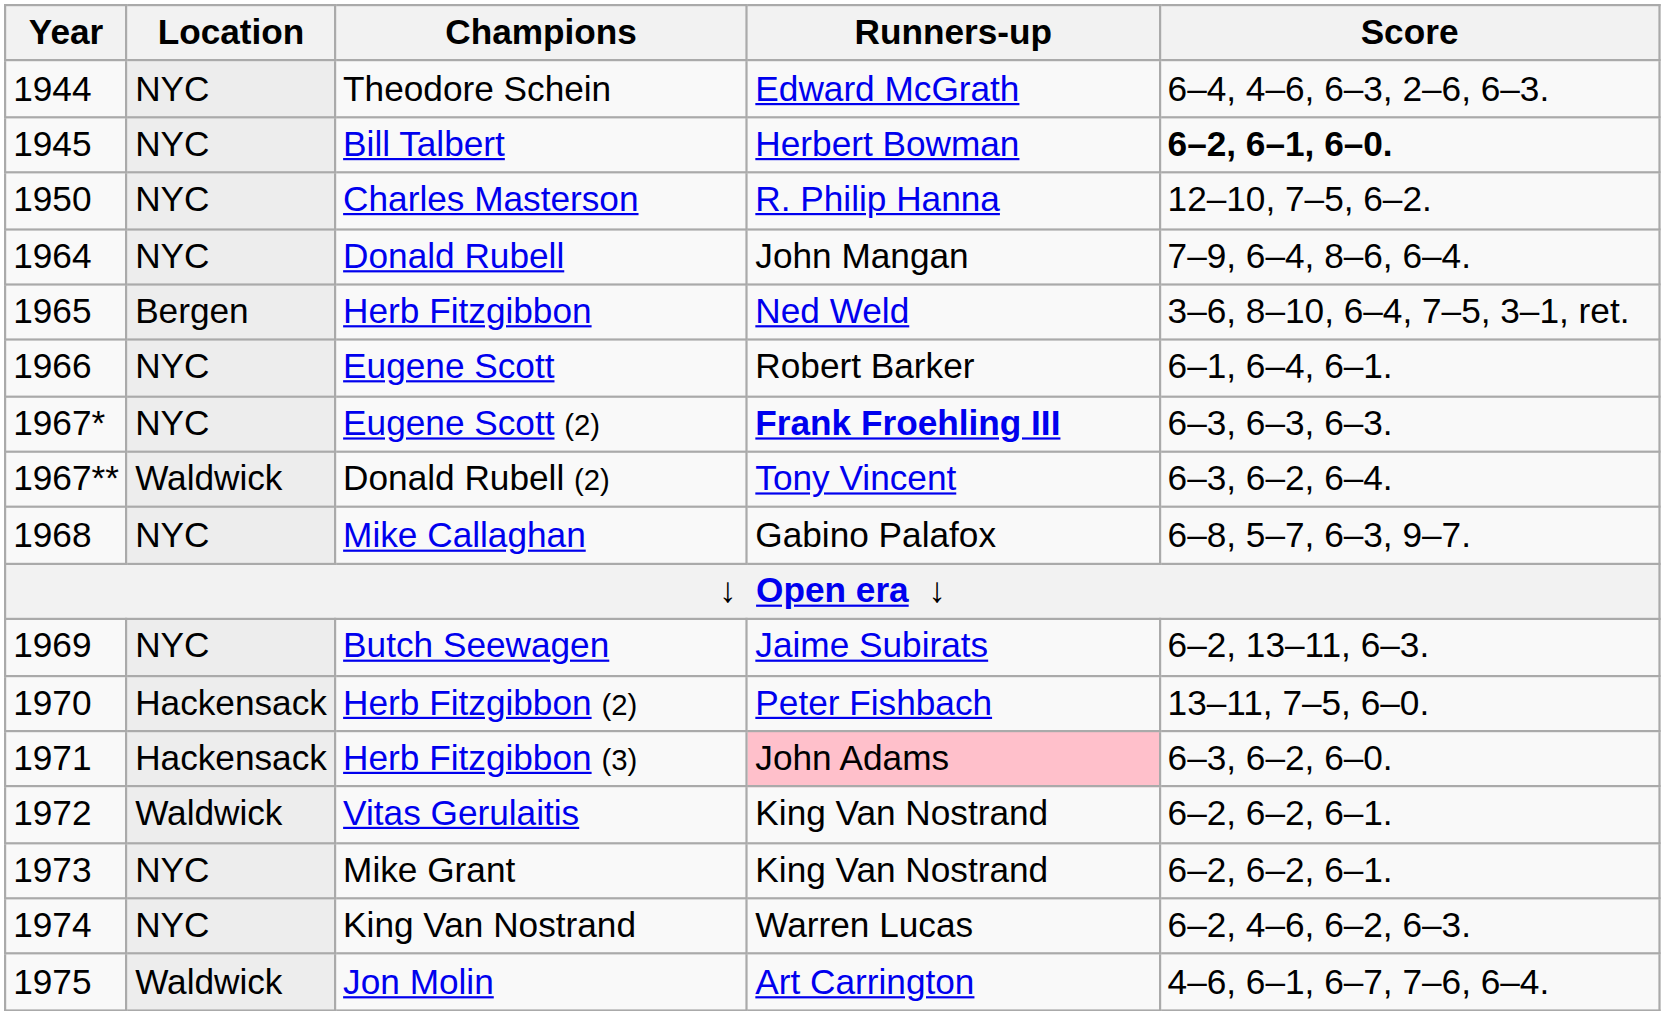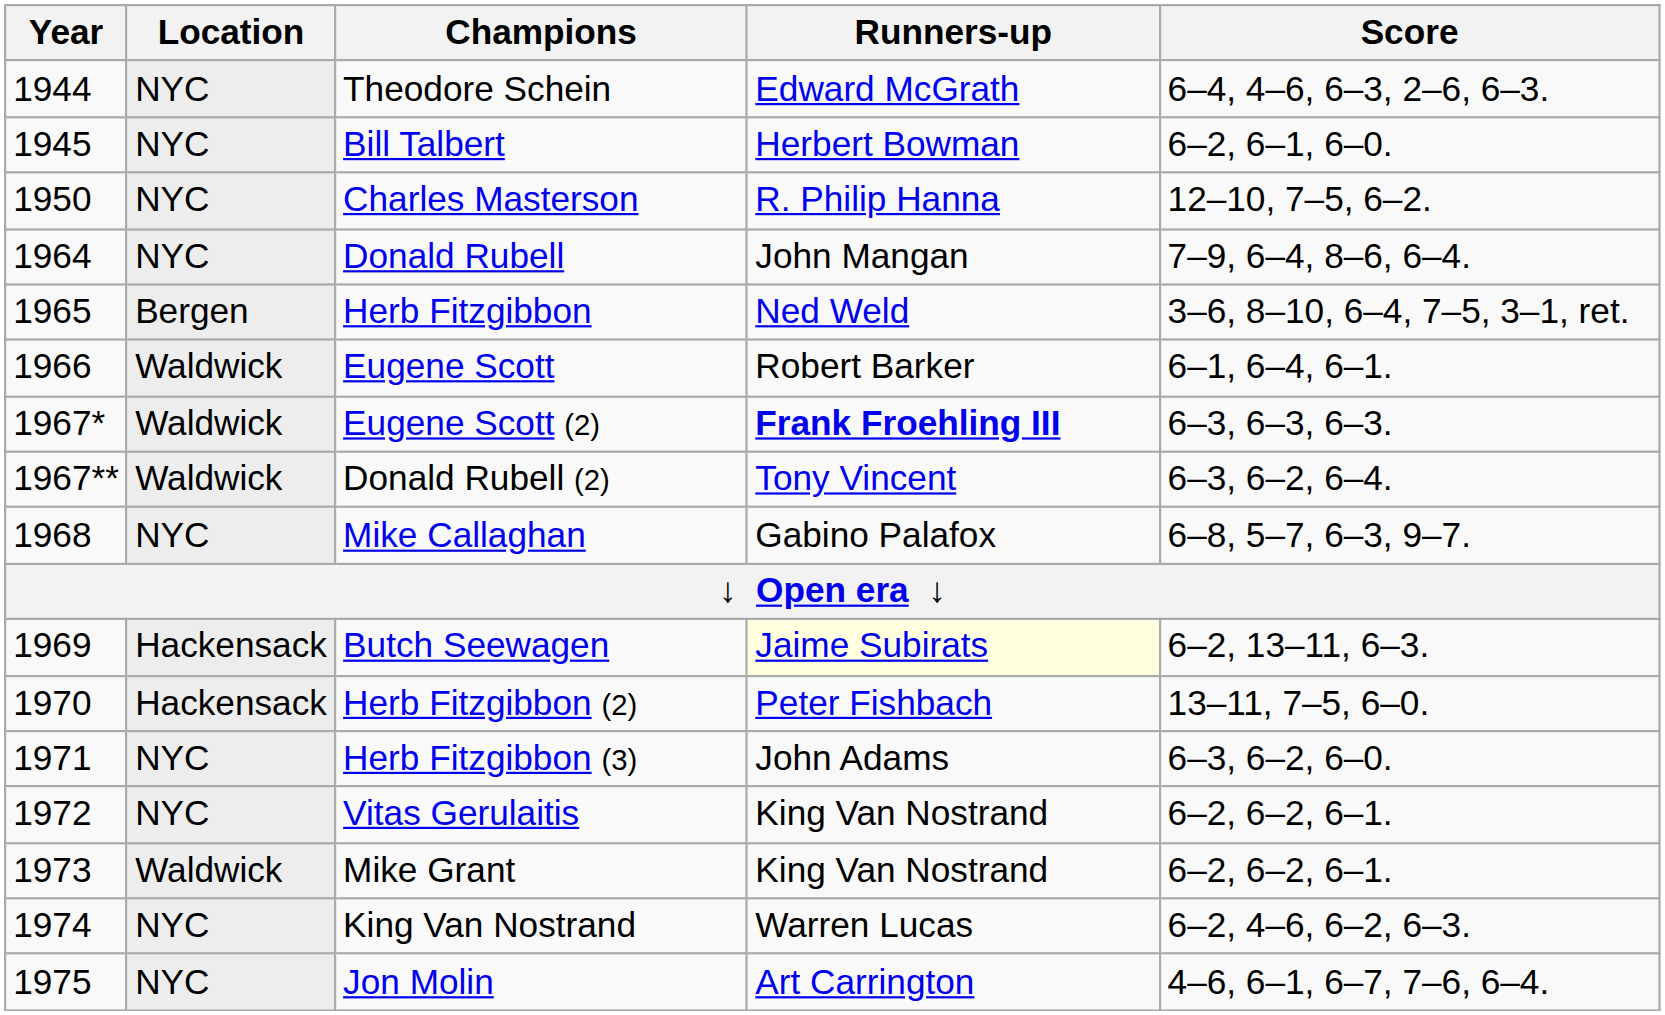(1280, 144) bold -> (1280, 144) normal
(172, 367) NYC -> (209, 367) Waldwick
(172, 423) NYC -> (209, 423) Waldwick
(172, 646) NYC -> (231, 646) Hackensack
(872, 646) no background -> (872, 646) lightyellow background
(231, 758) Hackensack -> (172, 758) NYC
(852, 758) pink background -> (852, 758) no background
(209, 813) Waldwick -> (172, 813) NYC
(172, 869) NYC -> (209, 869) Waldwick
(209, 981) Waldwick -> (172, 981) NYC
